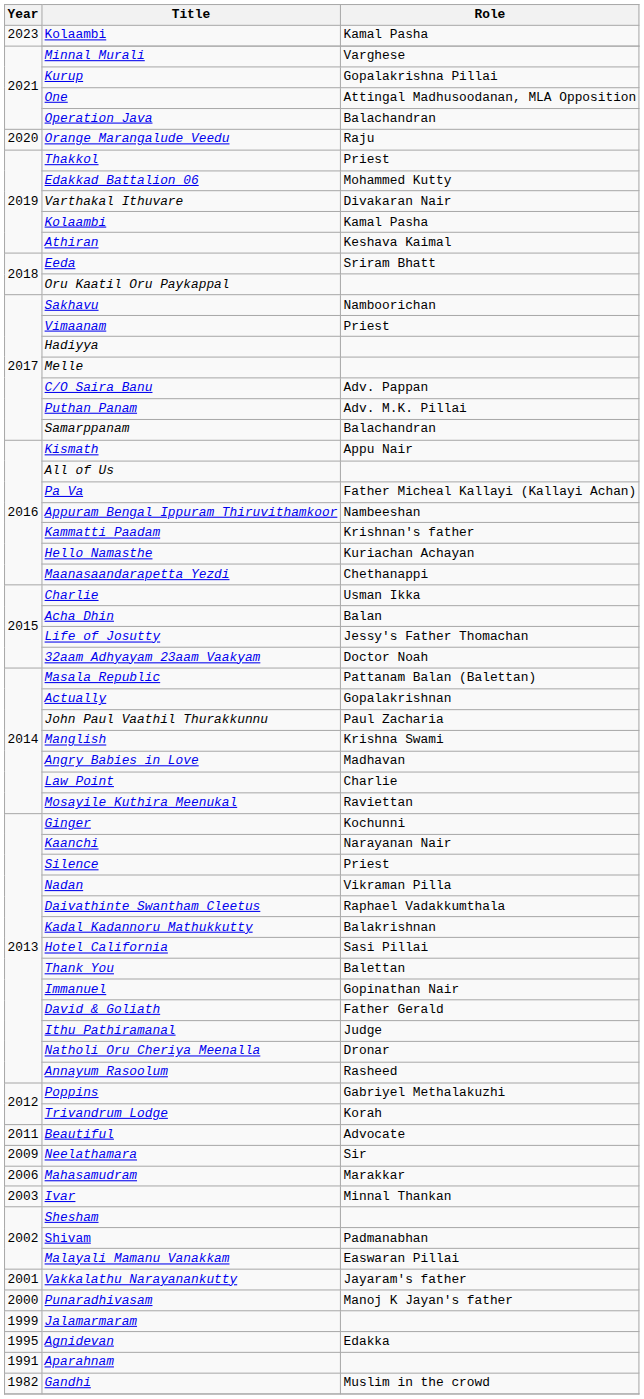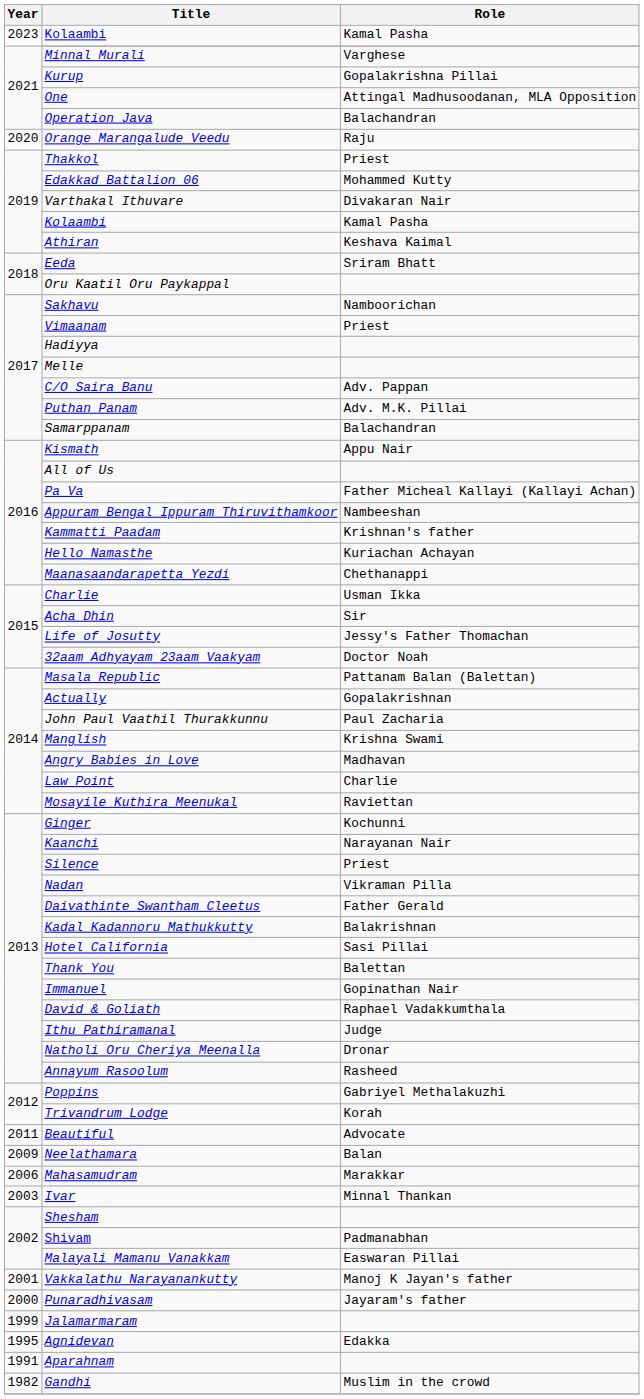(363, 617) Balan -> (355, 617) Sir
(424, 907) Raphael Vadakkumthala -> (394, 907) Father Gerald
(394, 1011) Father Gerald -> (424, 1011) Raphael Vadakkumthala
(355, 1156) Sir -> (363, 1156) Balan
(405, 1280) Jayaram's father -> (428, 1280) Manoj K Jayan's father
(428, 1301) Manoj K Jayan's father -> (405, 1301) Jayaram's father
